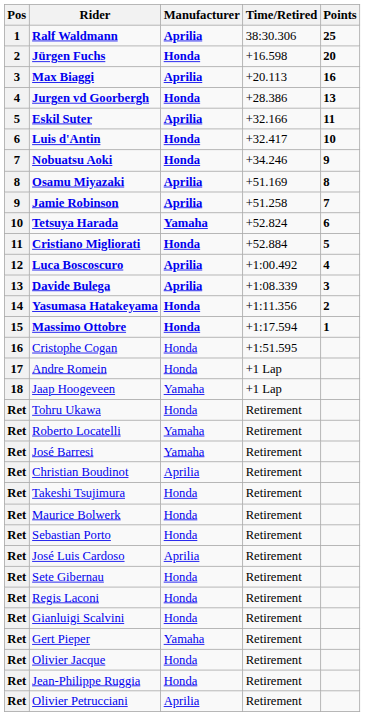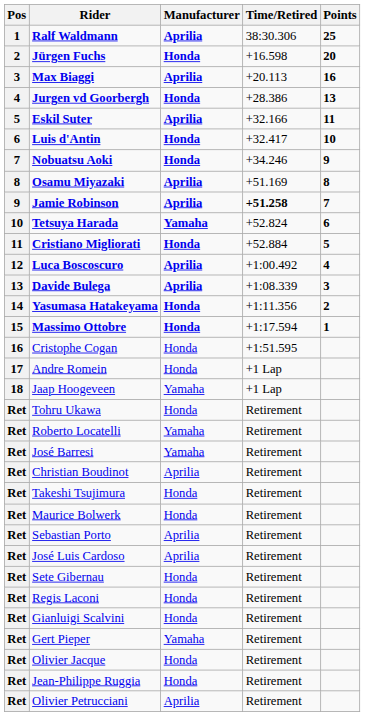(267, 202) normal -> (267, 202) bold
(181, 535) Honda -> (182, 535) Aprilia
